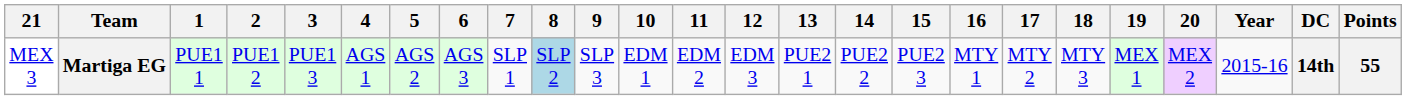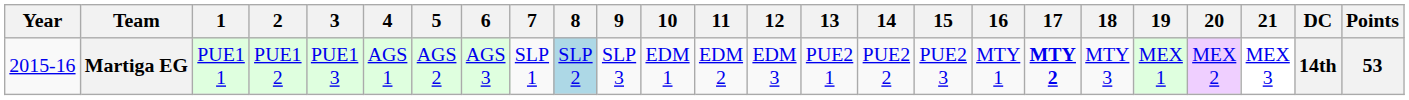columns swapped: (1254, 21) <-> (31, 21)
(1030, 65) normal -> (1053, 65) bold
(1370, 65) 55 -> (1372, 65) 53
